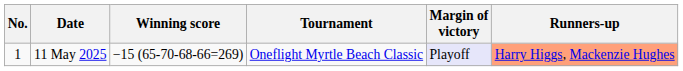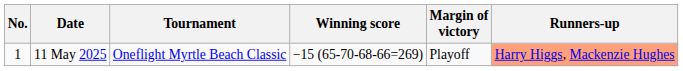columns swapped: (336, 24) <-> (178, 24)
(449, 54) lavender background -> (449, 54) no background
